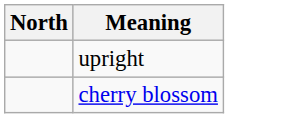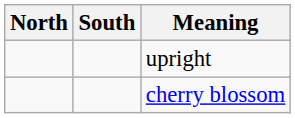+ column: (107, 22)
